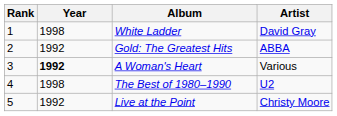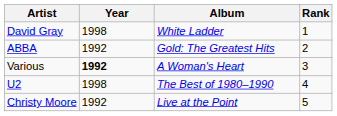columns swapped: (21, 13) <-> (295, 13)
